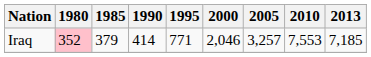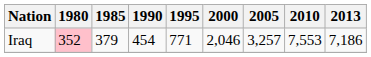(144, 40) 414 -> (144, 40) 454
(346, 40) 7,185 -> (346, 40) 7,186
